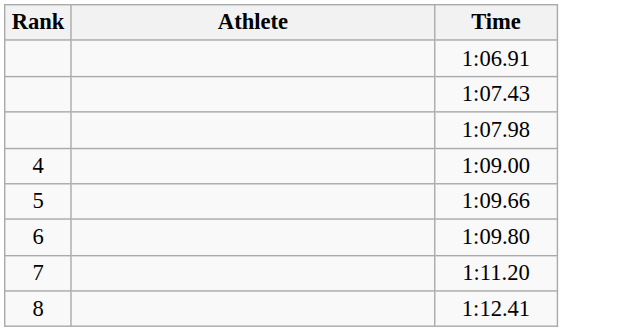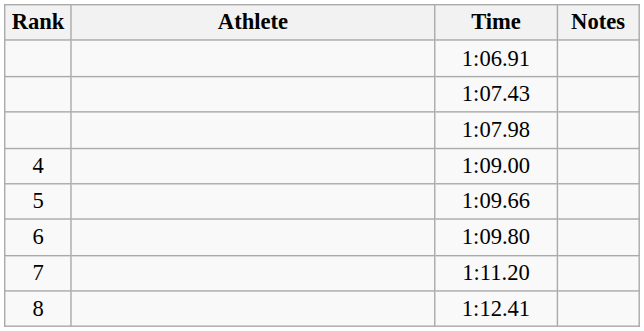+ column: (598, 22)
